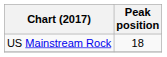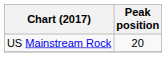(138, 43) 18 -> (138, 43) 20
